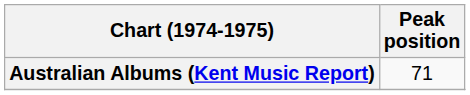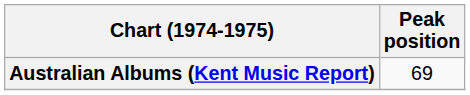(422, 73) 71 -> (422, 73) 69
